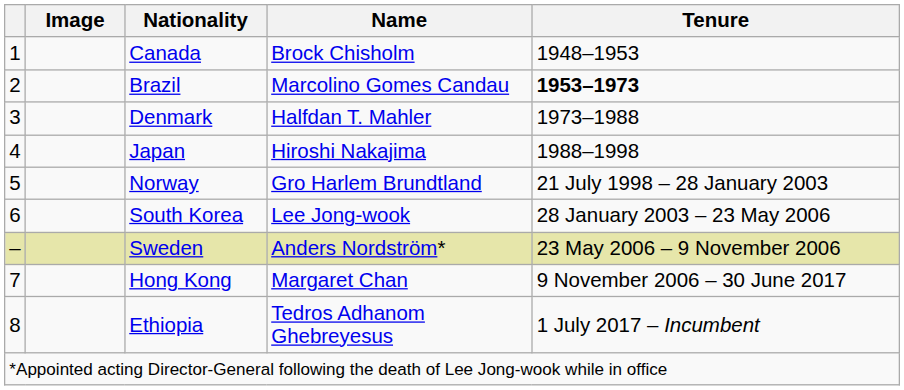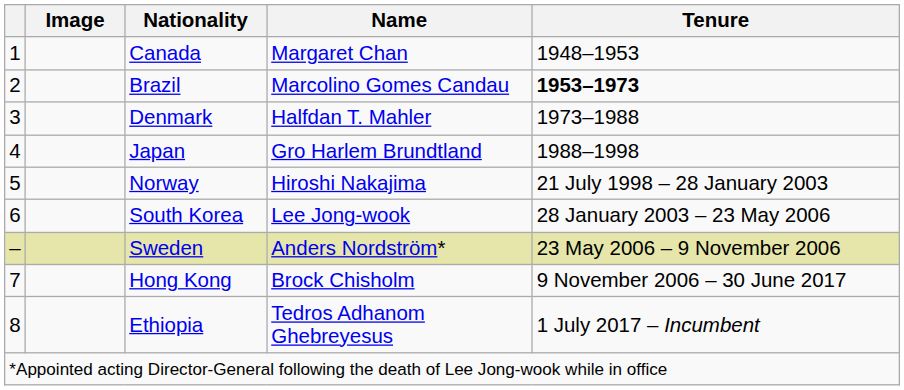(343, 53) Brock Chisholm -> (339, 53) Margaret Chan
(349, 150) Hiroshi Nakajima -> (376, 150) Gro Harlem Brundtland
(376, 183) Gro Harlem Brundtland -> (349, 183) Hiroshi Nakajima
(339, 280) Margaret Chan -> (343, 280) Brock Chisholm
